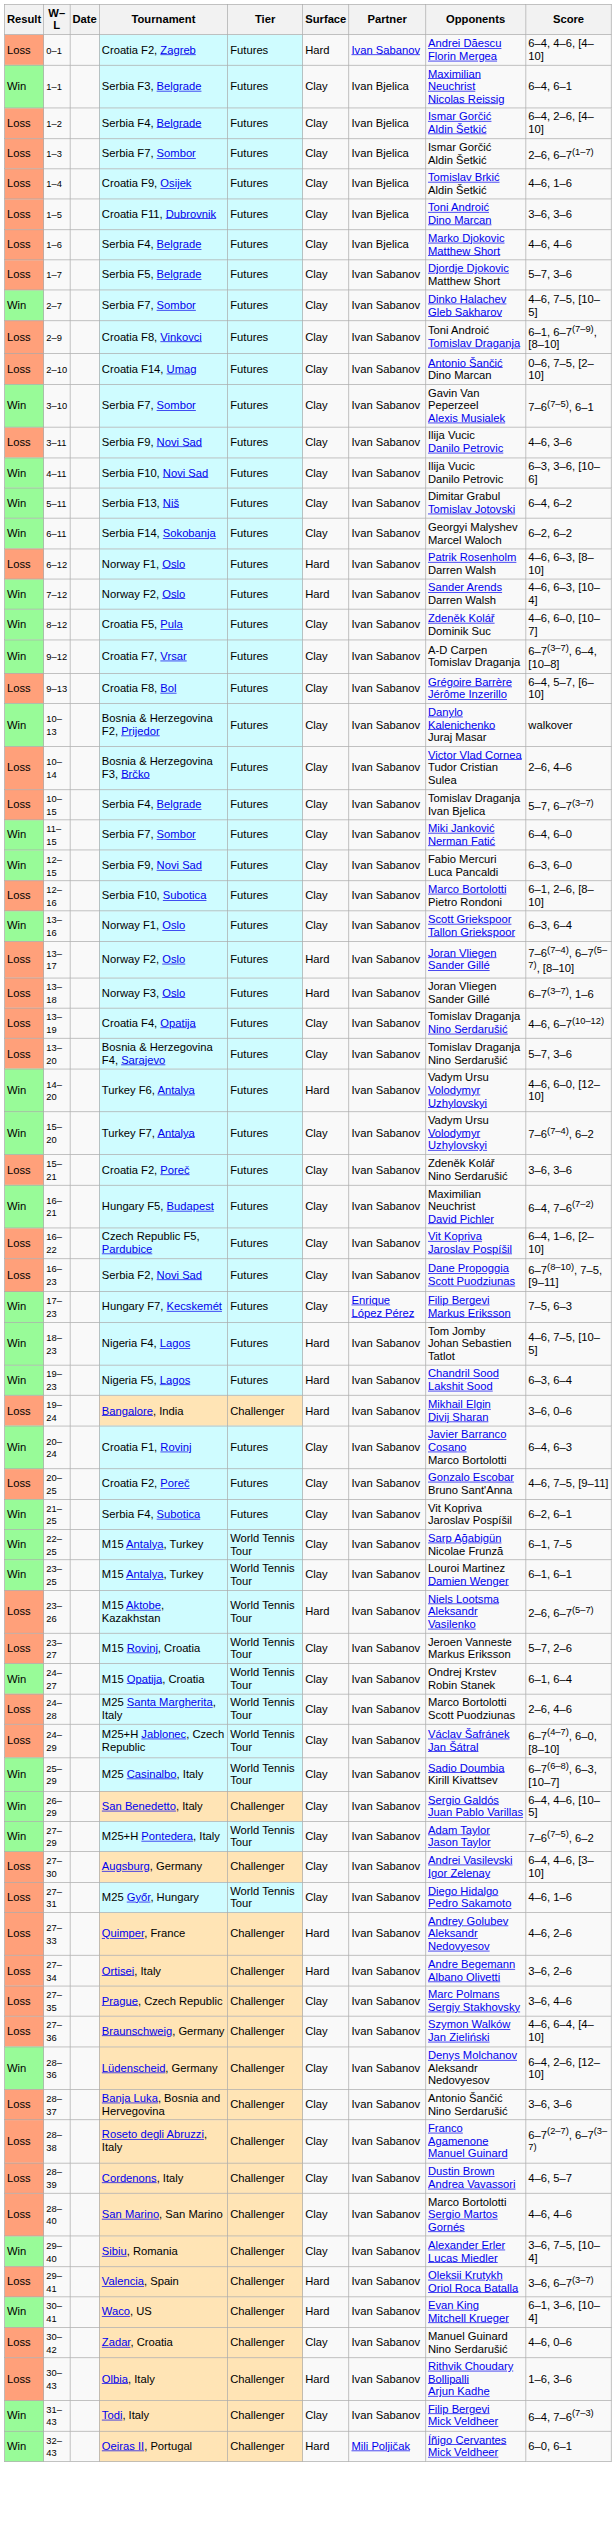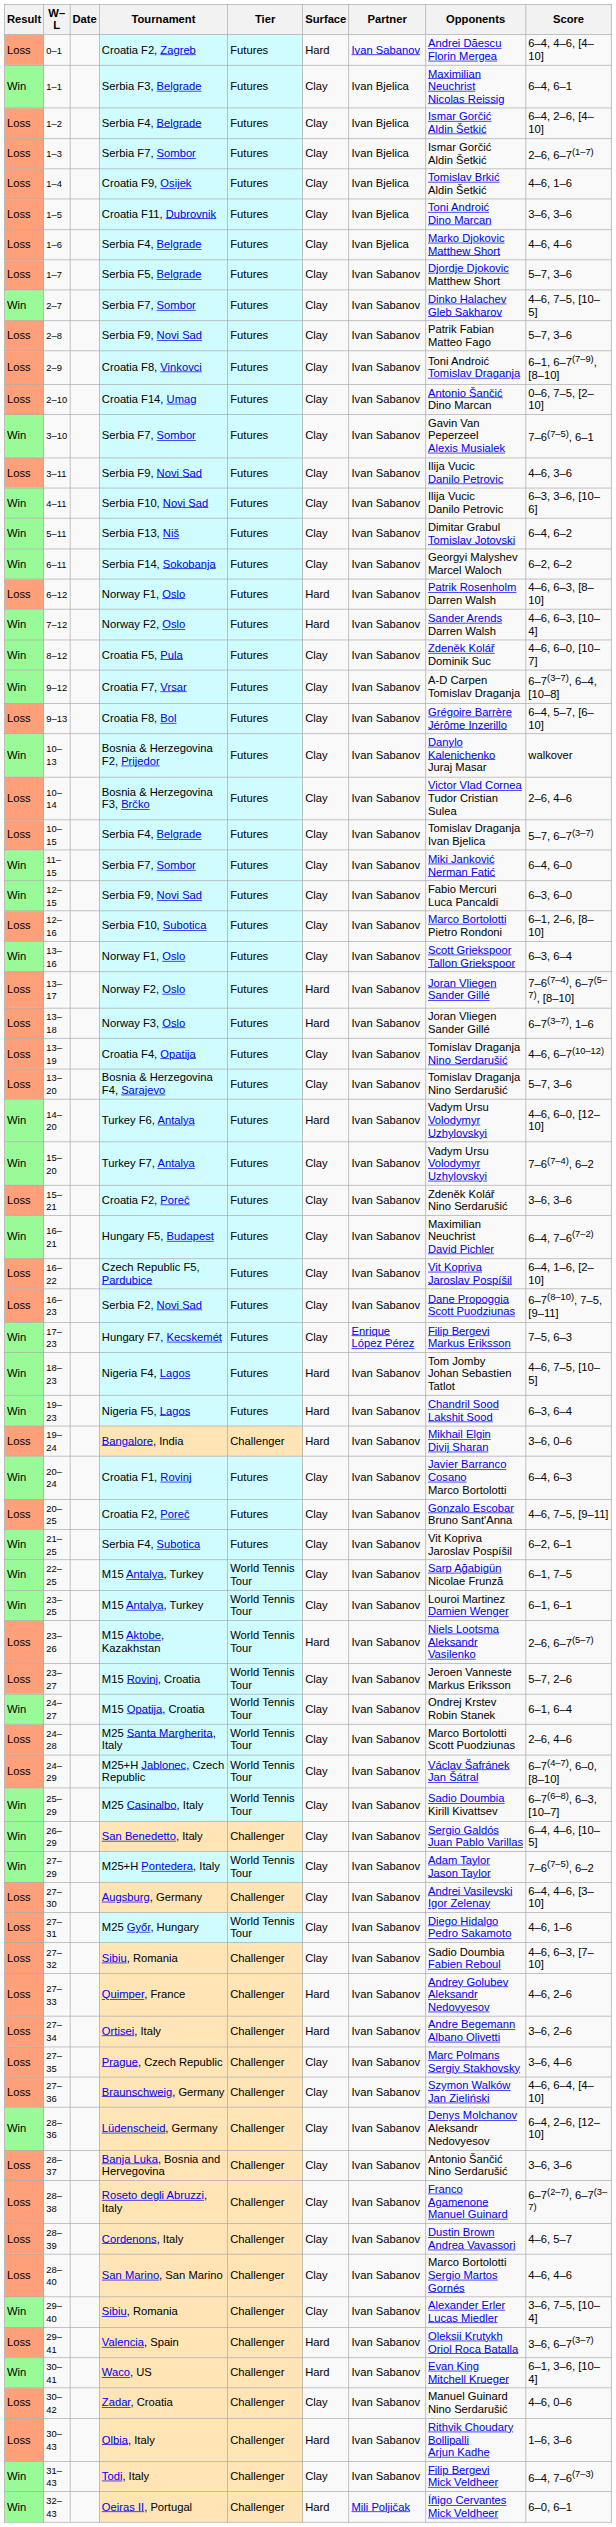+ row: (54, 336)
+ row: (54, 1958)
